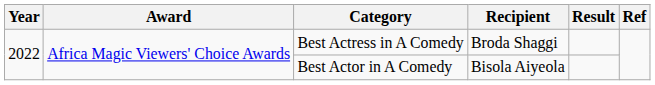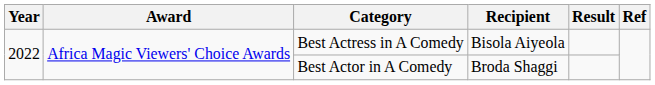(514, 42) Broda Shaggi -> (518, 42) Bisola Aiyeola
(518, 67) Bisola Aiyeola -> (514, 67) Broda Shaggi
